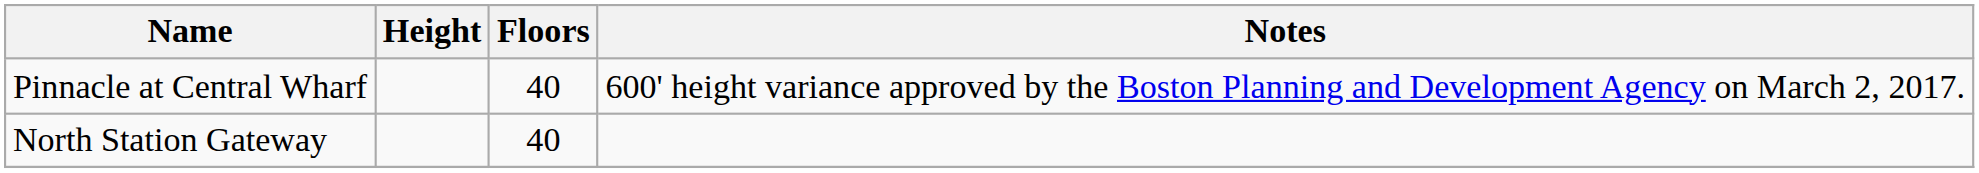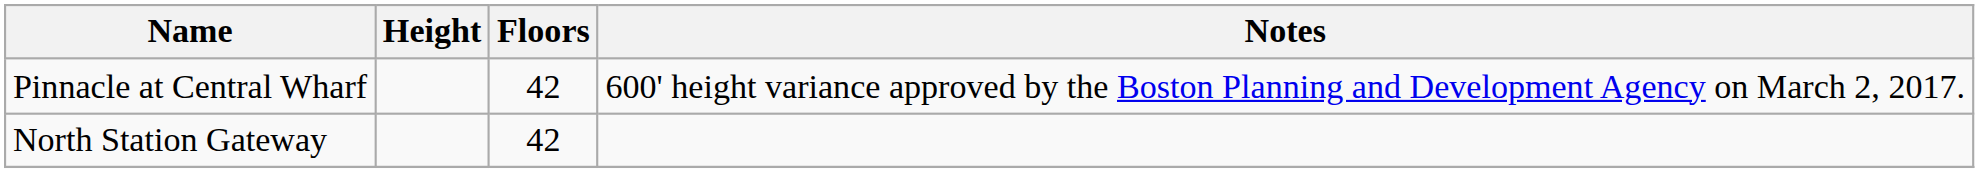(543, 85) 40 -> (543, 85) 42
(543, 139) 40 -> (543, 139) 42
